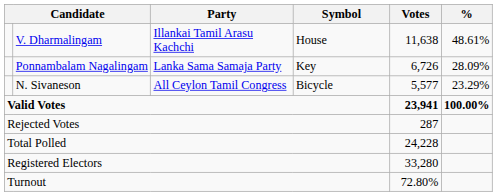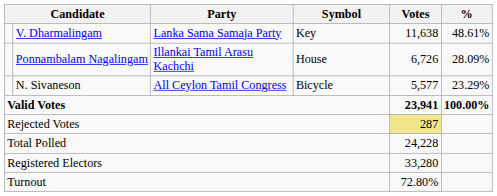(203, 40) Illankai Tamil Arasu Kachchi -> (217, 33) Lanka Sama Samaja Party
(311, 40) House -> (306, 33) Key
(217, 66) Lanka Sama Samaja Party -> (203, 59) Illankai Tamil Arasu Kachchi
(306, 66) Key -> (311, 59) House
(429, 124) no background -> (429, 124) khaki background
